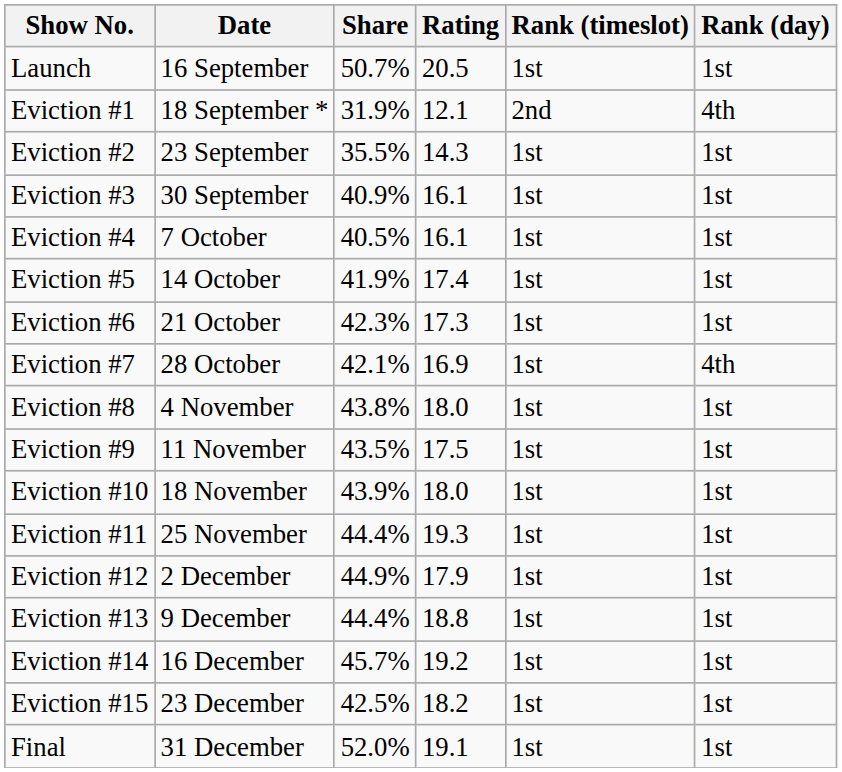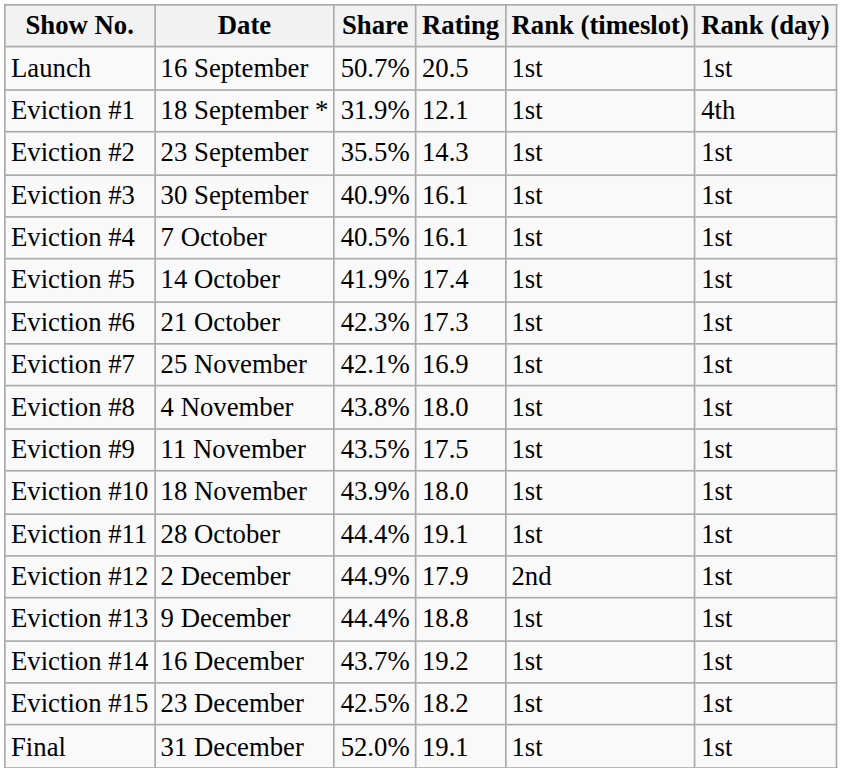(532, 110) 2nd -> (527, 110) 1st
(220, 364) 28 October -> (234, 364) 25 November
(718, 364) 4th -> (717, 364) 1st
(234, 534) 25 November -> (220, 534) 28 October
(445, 534) 19.3 -> (445, 534) 19.1
(527, 576) 1st -> (532, 576) 2nd
(375, 661) 45.7% -> (375, 661) 43.7%
